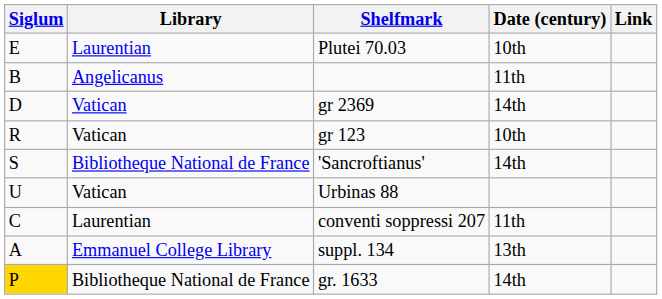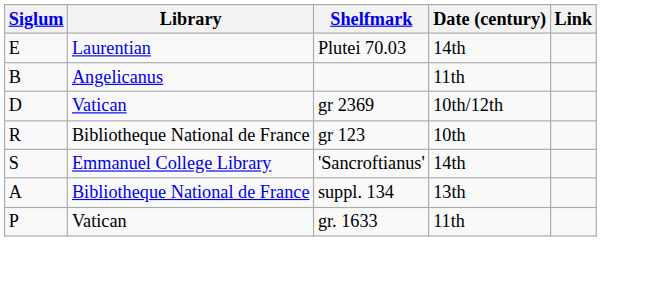(510, 47) 10th -> (449, 47) 14th
(510, 105) 14th -> (468, 105) 10th/12th
(99, 134) Vatican -> (191, 134) Bibliotheque National de France
(191, 163) Bibliotheque National de France -> (172, 163) Emmanuel College Library
- row: (358, 192)
- row: (401, 221)
(172, 250) Emmanuel College Library -> (191, 192) Bibliotheque National de France
(14, 279) gold background -> (14, 221) no background
(191, 279) Bibliotheque National de France -> (99, 221) Vatican
(510, 279) 14th -> (449, 221) 11th
